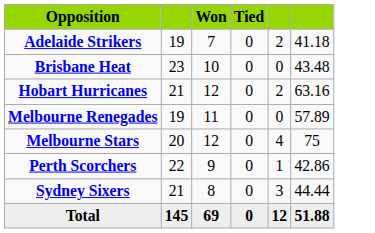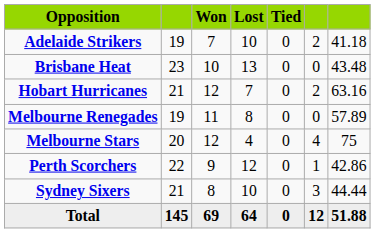+ column: (249, 16)
